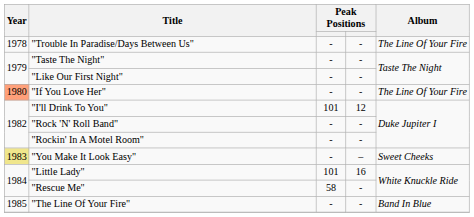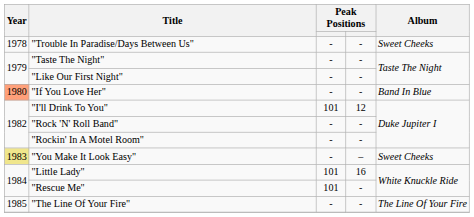(422, 44) The Line Of Your Fire -> (406, 44) Sweet Cheeks
(422, 92) The Line Of Your Fire -> (405, 92) Band In Blue
(331, 188) 58 -> (331, 188) 101
(405, 204) Band In Blue -> (422, 204) The Line Of Your Fire
